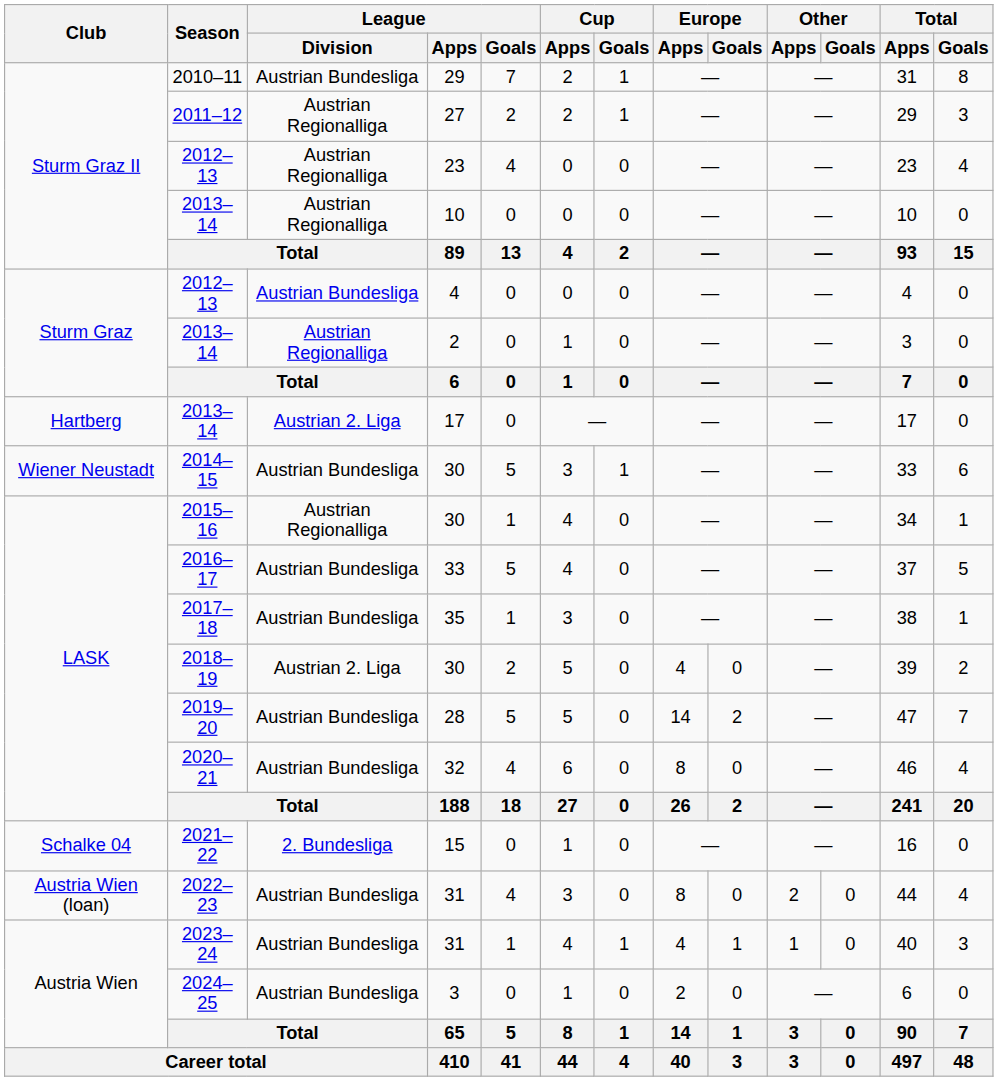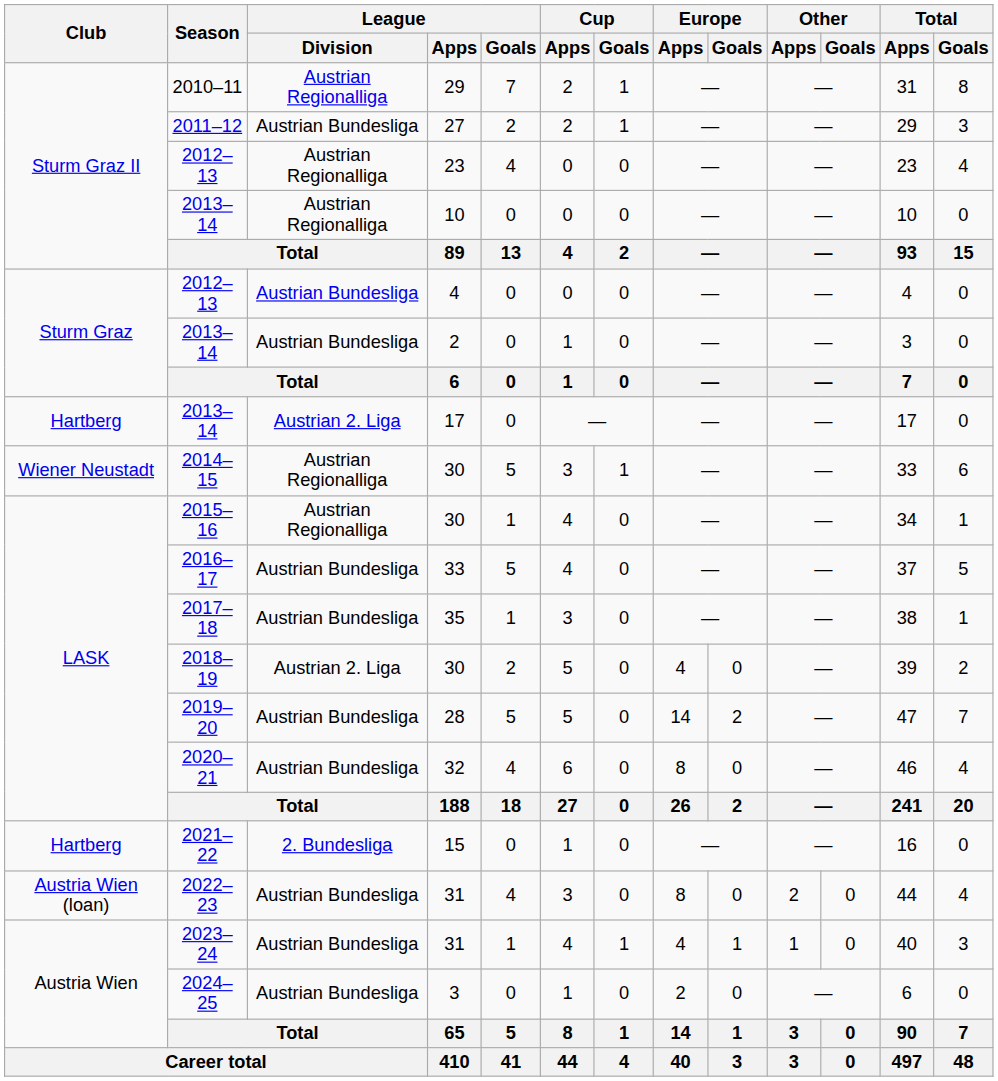(337, 76) Austrian Bundesliga -> (337, 87) Austrian Regionalliga
(337, 116) Austrian Regionalliga -> (337, 126) Austrian Bundesliga
(337, 342) Austrian Regionalliga -> (337, 342) Austrian Bundesliga
(337, 470) Austrian Bundesliga -> (337, 470) Austrian Regionalliga
(86, 845) Schalke 04 -> (86, 845) Hartberg
